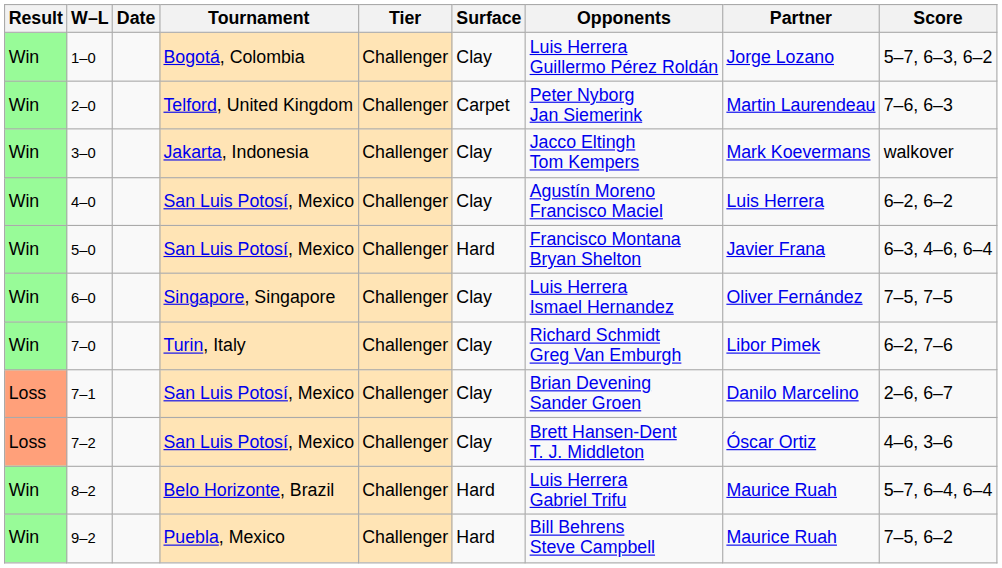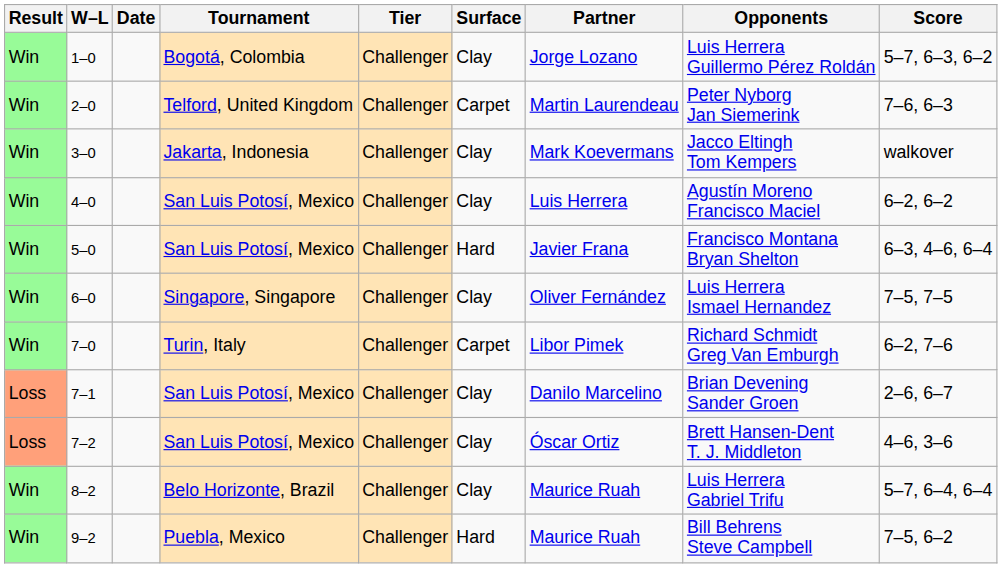columns swapped: (801, 18) <-> (624, 18)
(474, 345) Clay -> (483, 345) Carpet
(476, 490) Hard -> (474, 490) Clay
